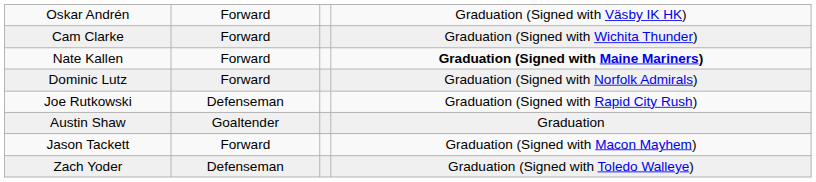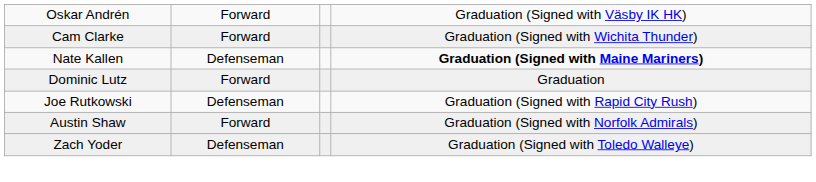(245, 58) Forward -> (245, 58) Defenseman
(571, 79) Graduation (Signed with Norfolk Admirals) -> (571, 79) Graduation
(245, 123) Goaltender -> (245, 123) Forward
(571, 123) Graduation -> (571, 123) Graduation (Signed with Norfolk Admirals)
- row: (88, 144)
